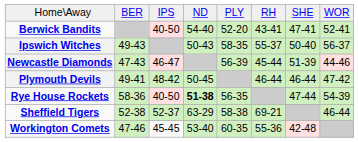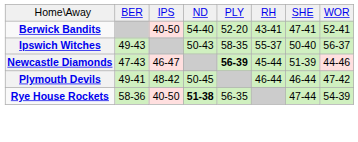(234, 63) normal -> (234, 63) bold
- row: (60, 113)
- row: (60, 129)
